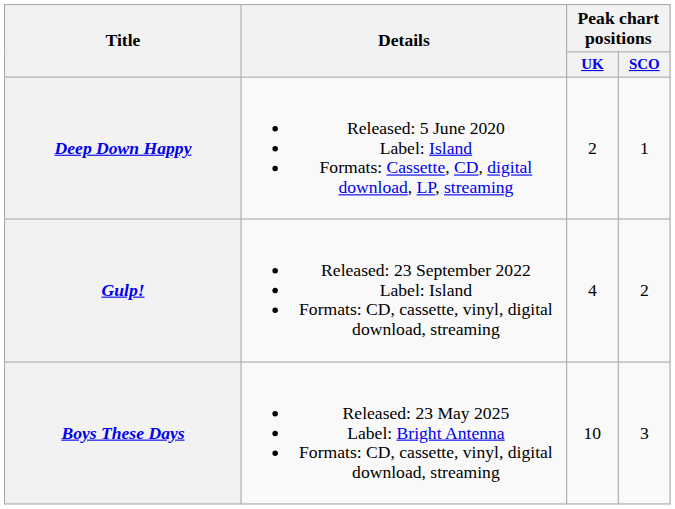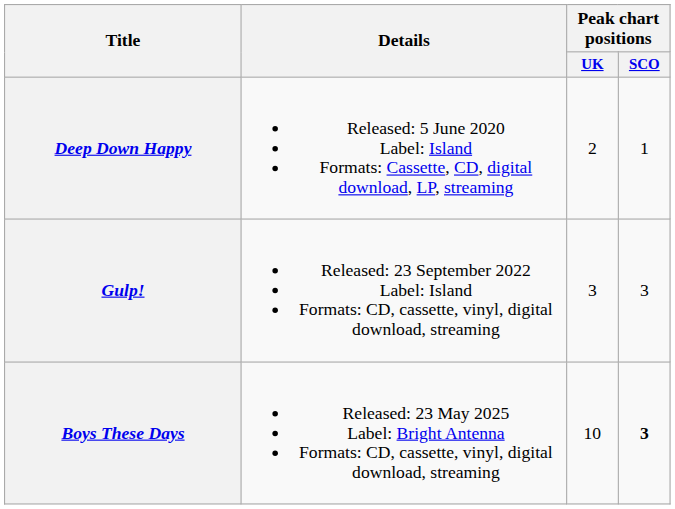(592, 290) 4 -> (592, 290) 3
(644, 290) 2 -> (644, 290) 3
(644, 432) normal -> (644, 432) bold
